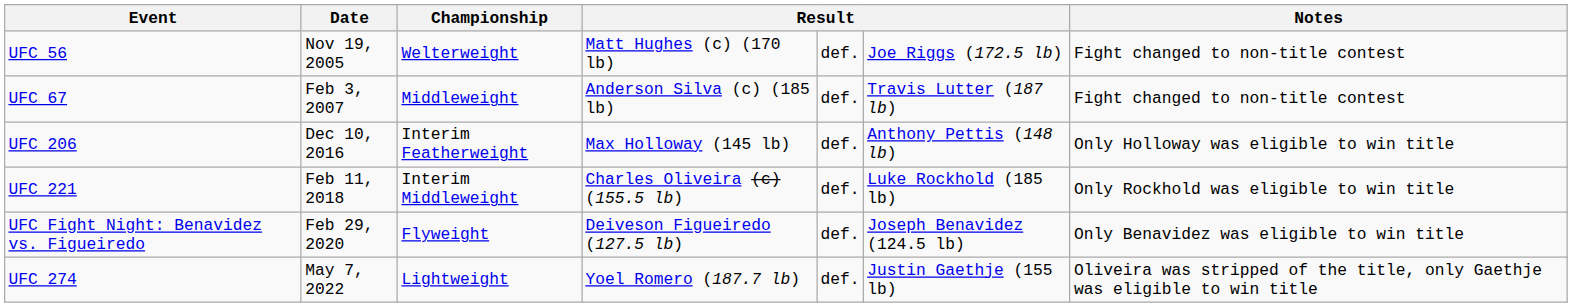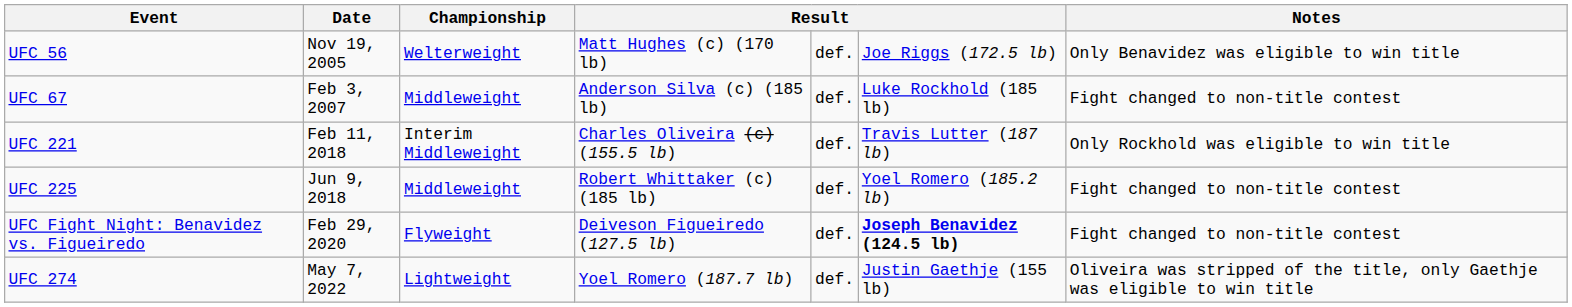(1240, 54) Fight changed to non-title contest -> (1265, 54) Only Benavidez was eligible to win title
(955, 99) Travis Lutter (187 lb) -> (950, 99) Luke Rockhold (185 lb)
- row: (43, 144)
(955, 189) Luke Rockhold (185 lb) -> (950, 144) Travis Lutter (187 lb)
+ row: (43, 189)
(945, 235) normal -> (940, 235) bold
(1269, 235) Only Benavidez was eligible to win title -> (1235, 235) Fight changed to non-title contest
